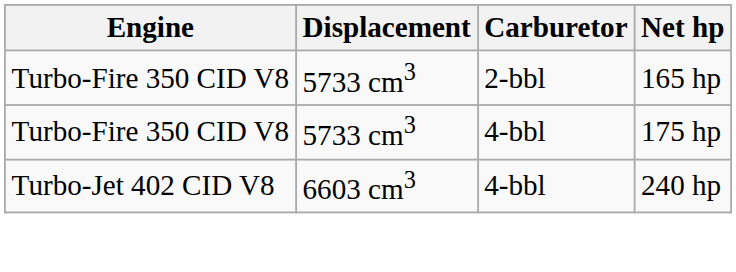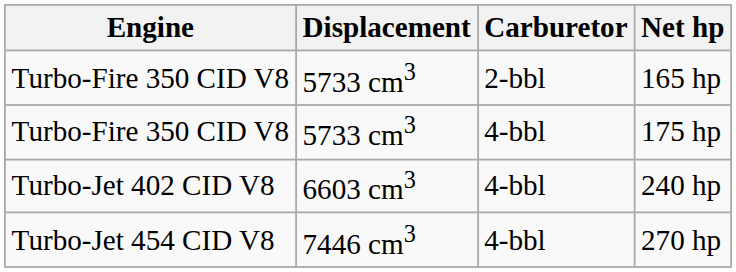+ row: (681, 239)
